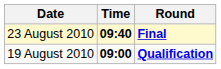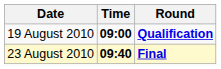rows swapped: (51, 53) <-> (51, 34)
